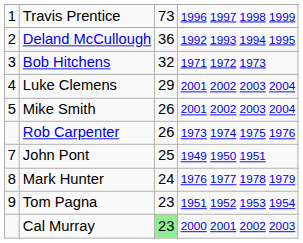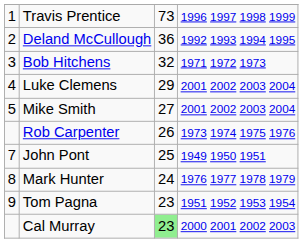(166, 109) 26 -> (166, 109) 27
